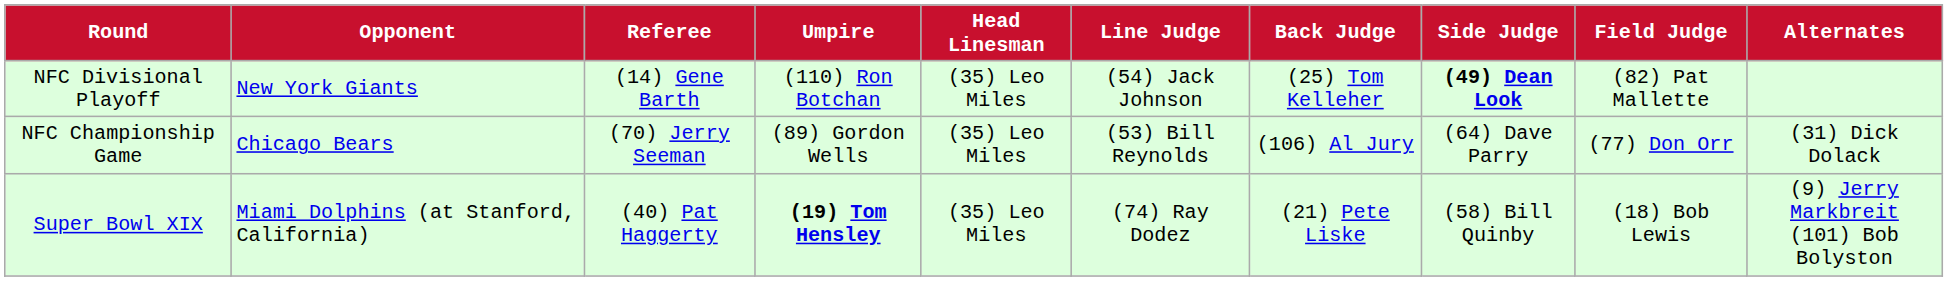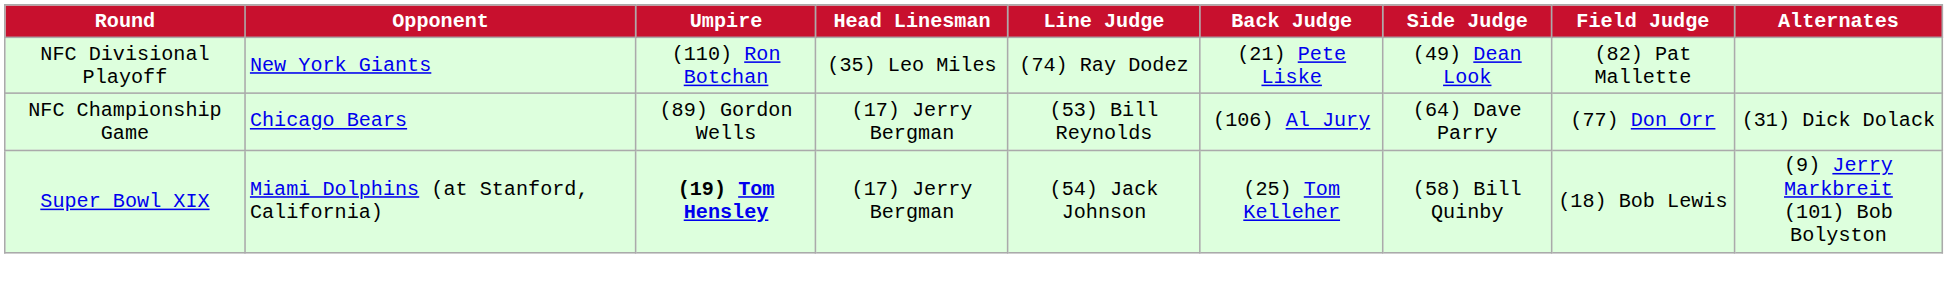- column: (669, 33)
(1160, 89) (54) Jack Johnson -> (1104, 66) (74) Ray Dodez
(1335, 89) (25) Tom Kelleher -> (1292, 66) (21) Pete Liske
(1498, 89) bold -> (1467, 66) normal
(996, 145) (35) Leo Miles -> (912, 122) (17) Jerry Bergman
(996, 224) (35) Leo Miles -> (912, 201) (17) Jerry Bergman
(1160, 224) (74) Ray Dodez -> (1104, 201) (54) Jack Johnson
(1335, 224) (21) Pete Liske -> (1292, 201) (25) Tom Kelleher
